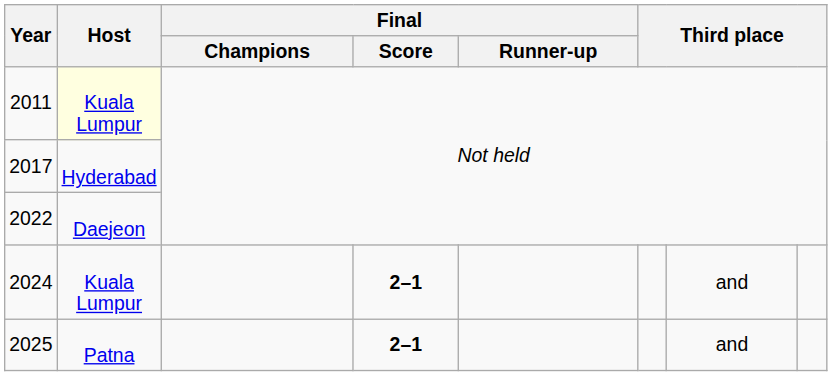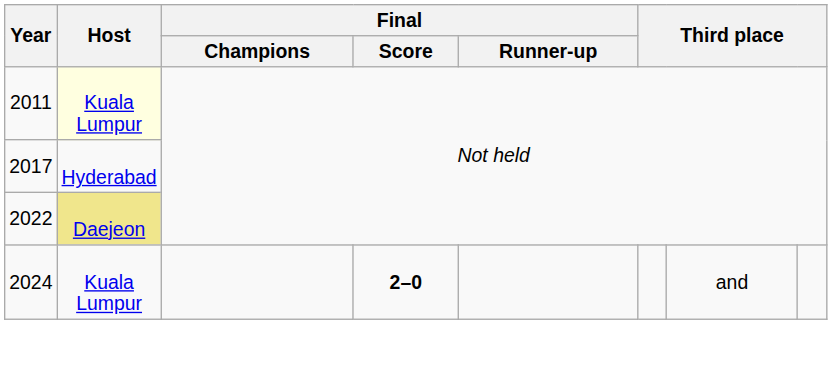(109, 230) no background -> (109, 230) khaki background
(406, 282) 2–1 -> (406, 282) 2–0
- row: (31, 345)
